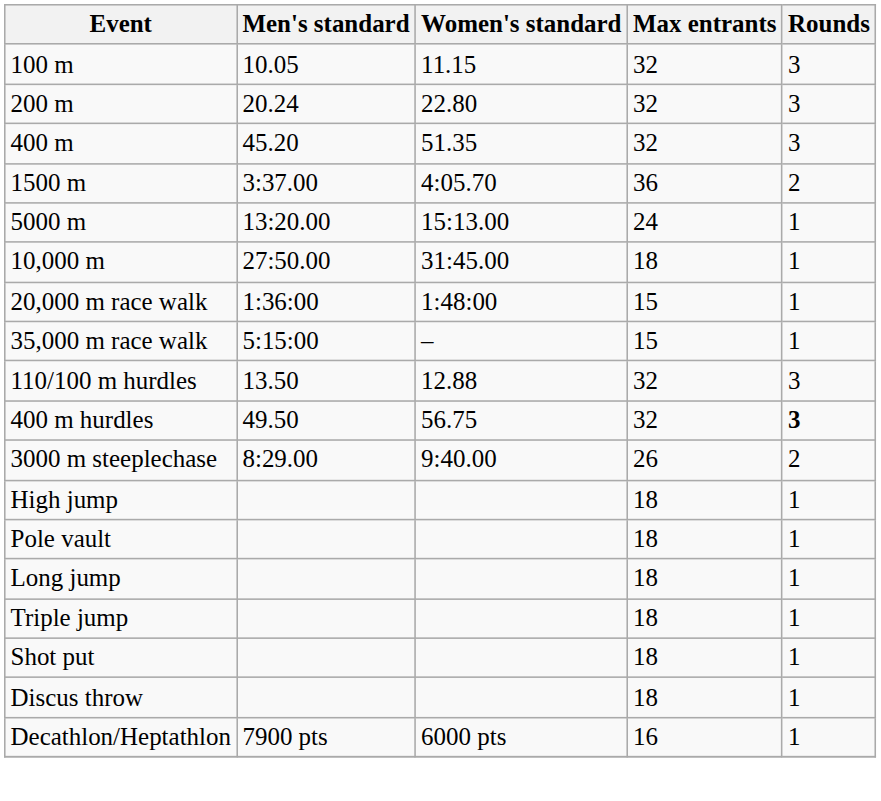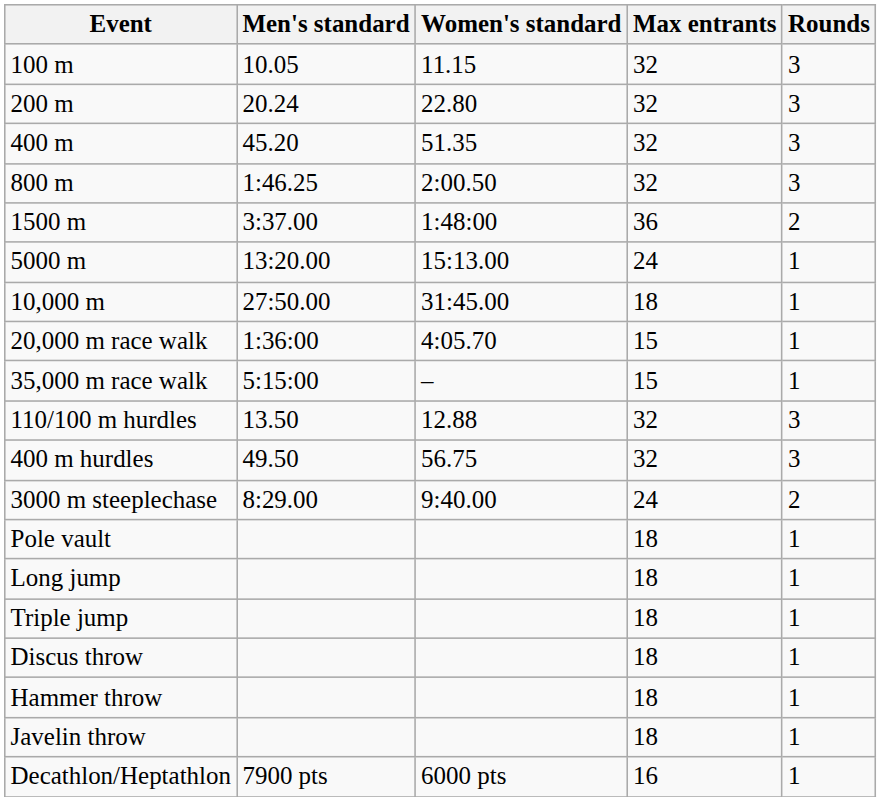+ row: (42, 182)
(459, 182) 4:05.70 -> (459, 222) 1:48:00
(459, 301) 1:48:00 -> (459, 340) 4:05.70
(794, 420) bold -> (794, 459) normal
(645, 459) 26 -> (645, 499) 24
- row: (64, 499)
- row: (52, 657)
+ row: (86, 697)
+ row: (78, 736)
